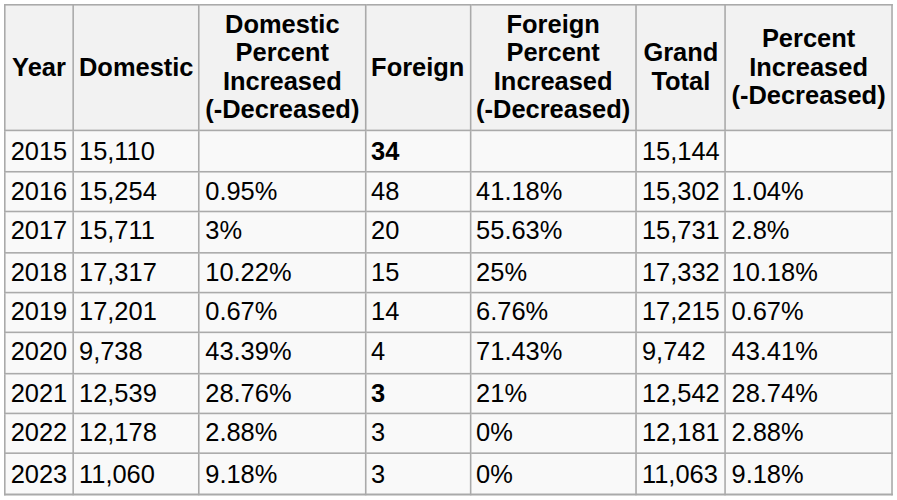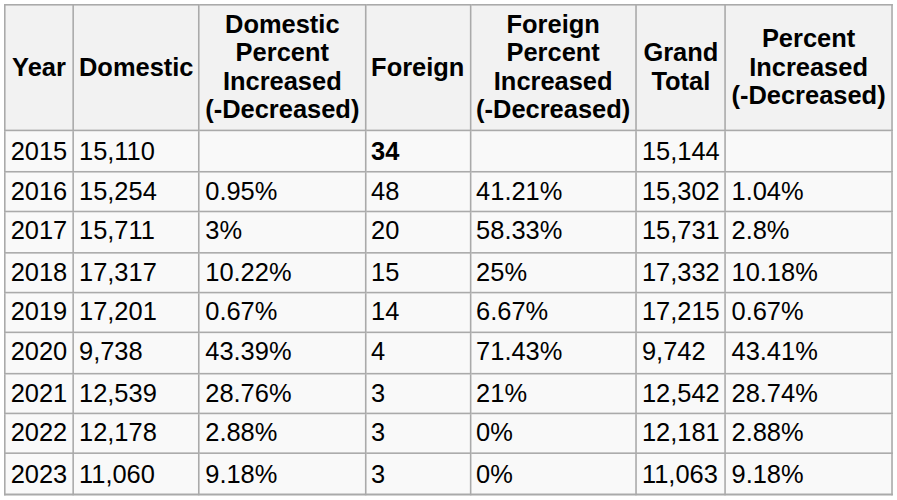(519, 191) 41.18% -> (519, 191) 41.21%
(519, 231) 55.63% -> (519, 231) 58.33%
(512, 312) 6.76% -> (512, 312) 6.67%
(378, 392) bold -> (378, 392) normal
